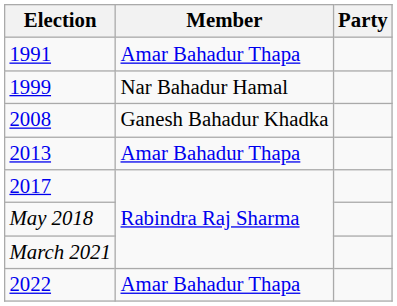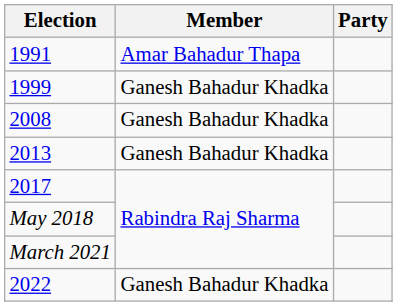(204, 86) Nar Bahadur Hamal -> (224, 86) Ganesh Bahadur Khadka
(210, 152) Amar Bahadur Thapa -> (224, 152) Ganesh Bahadur Khadka
(210, 284) Amar Bahadur Thapa -> (224, 284) Ganesh Bahadur Khadka
